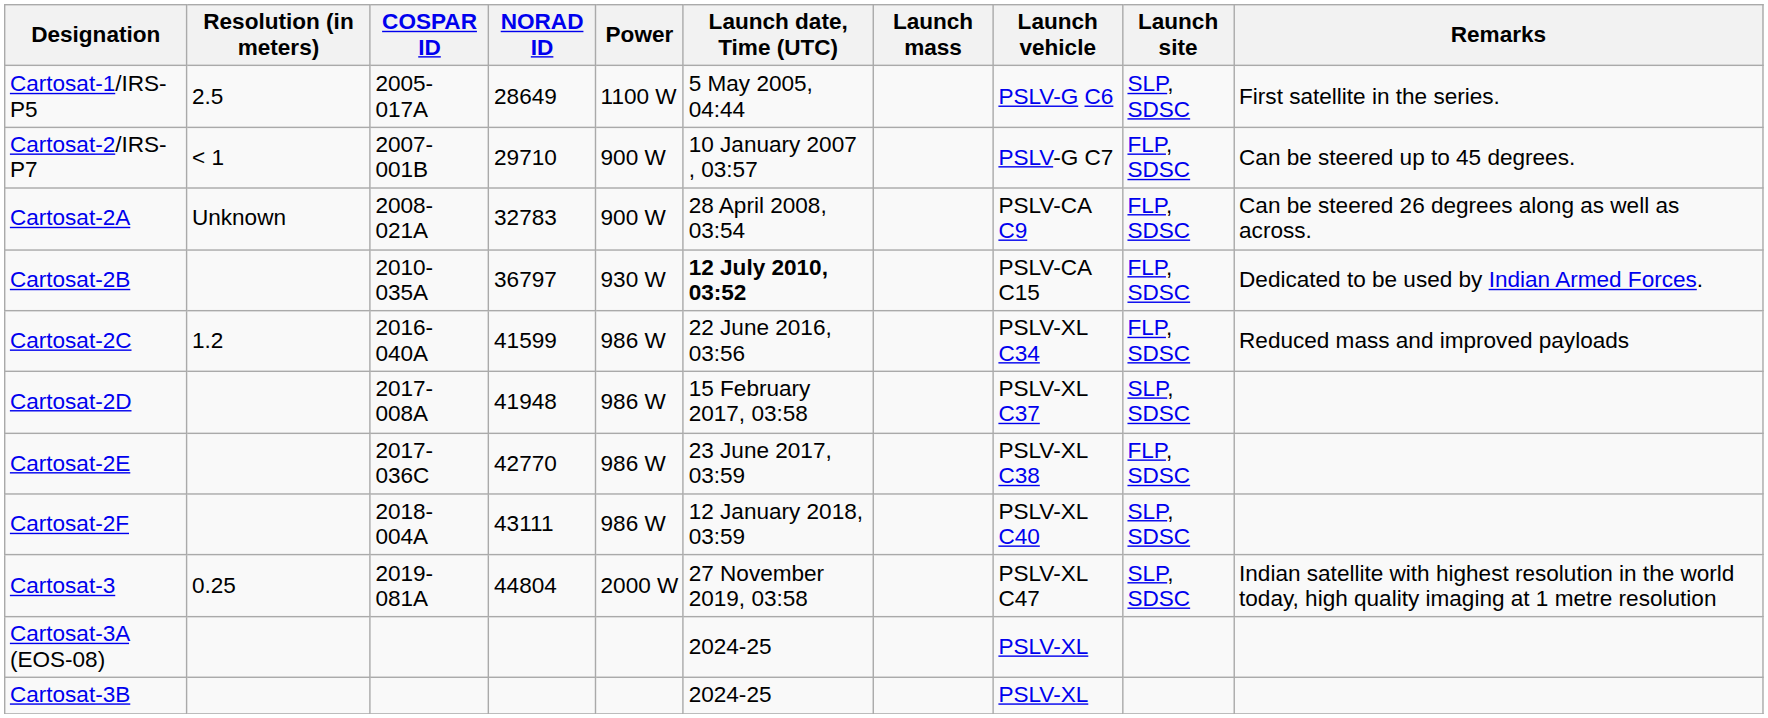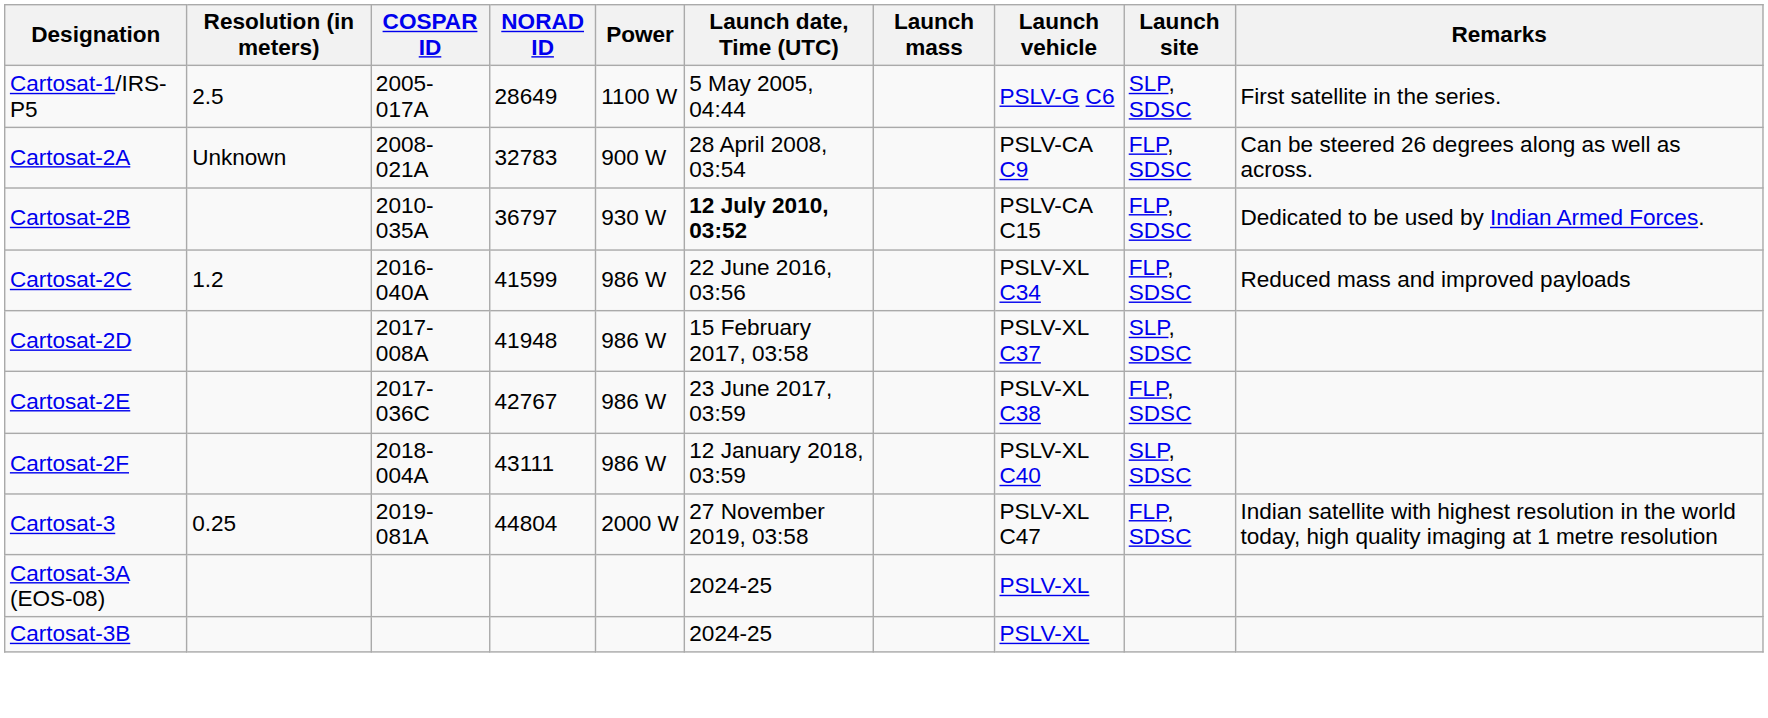- row: (88, 157)
(525, 463) 42770 -> (526, 402) 42767
(1159, 585) SLP, SDSC -> (1160, 524) FLP, SDSC
